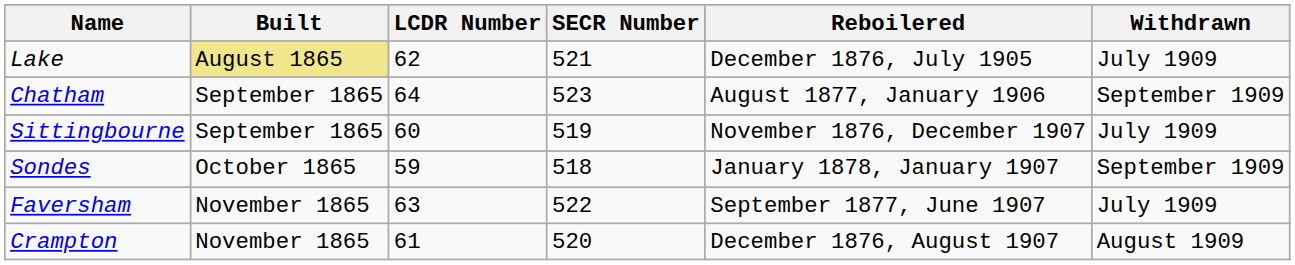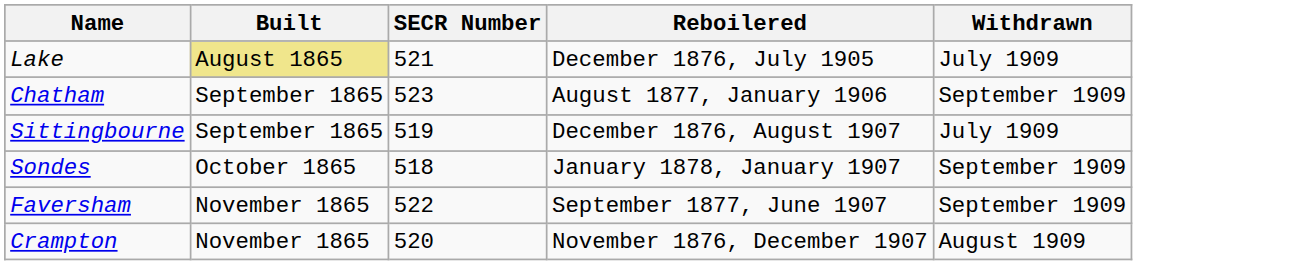- column: (468, 23)
(898, 132) November 1876, December 1907 -> (726, 132) December 1876, August 1907
(1157, 205) July 1909 -> (1032, 205) September 1909
(885, 242) December 1876, August 1907 -> (740, 242) November 1876, December 1907
